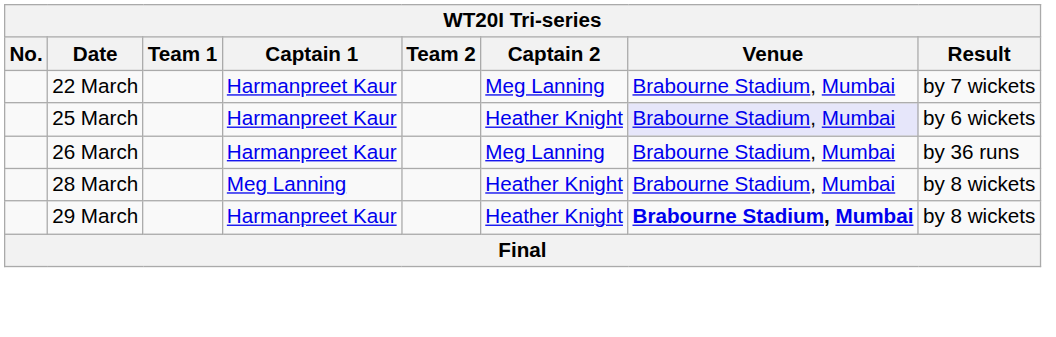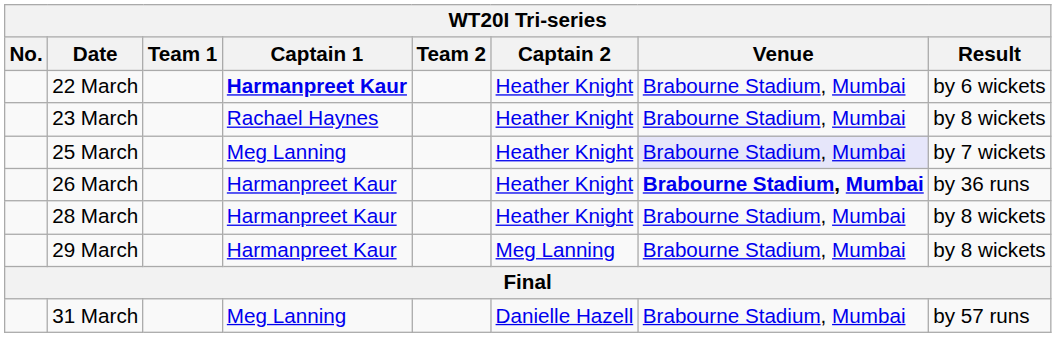(312, 86) normal -> (317, 86) bold
(545, 86) Meg Lanning -> (564, 86) Heather Knight
(979, 86) by 7 wickets -> (989, 86) by 6 wickets
+ row: (95, 119)
(312, 119) Harmanpreet Kaur -> (287, 151) Meg Lanning
(979, 119) by 6 wickets -> (989, 151) by 7 wickets
(545, 151) Meg Lanning -> (564, 184) Heather Knight
(764, 151) normal -> (783, 184) bold
(287, 184) Meg Lanning -> (312, 217) Harmanpreet Kaur
(554, 217) Heather Knight -> (555, 250) Meg Lanning
(773, 217) bold -> (774, 250) normal
+ row: (95, 315)
